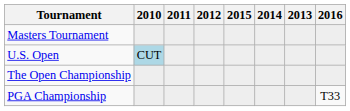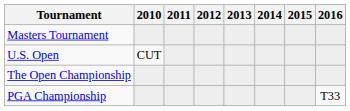columns swapped: (300, 14) <-> (239, 14)
(149, 55) lightblue background -> (149, 55) no background
